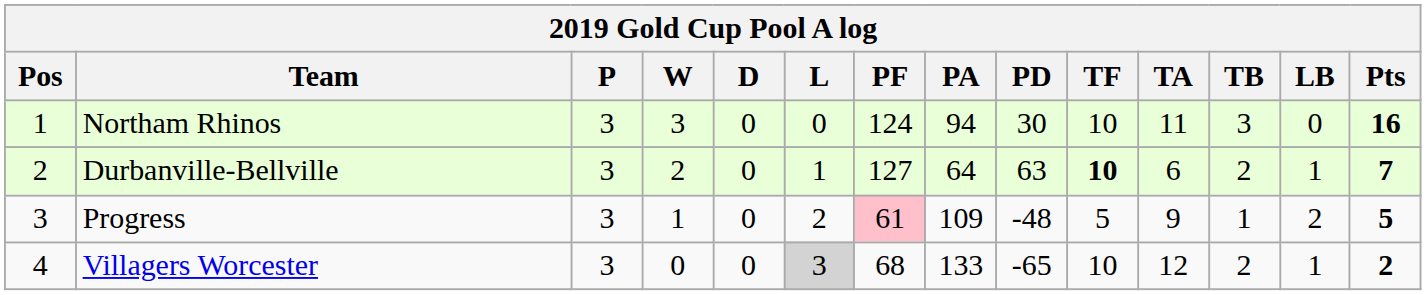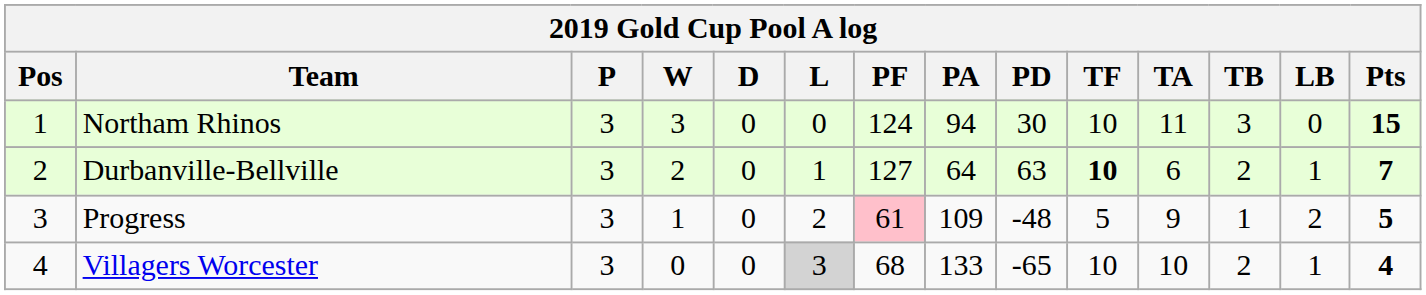(1386, 123) 16 -> (1386, 123) 15
(1173, 265) 12 -> (1173, 265) 10
(1386, 265) 2 -> (1386, 265) 4
